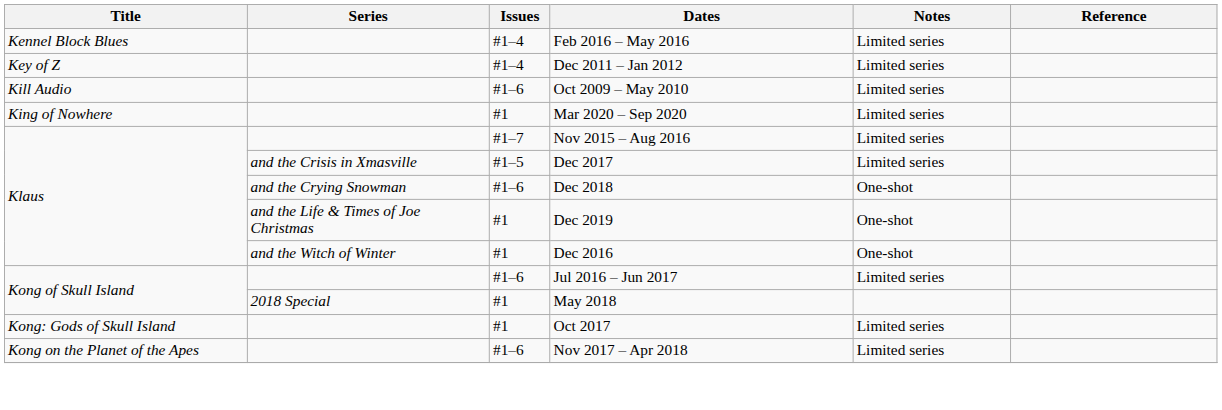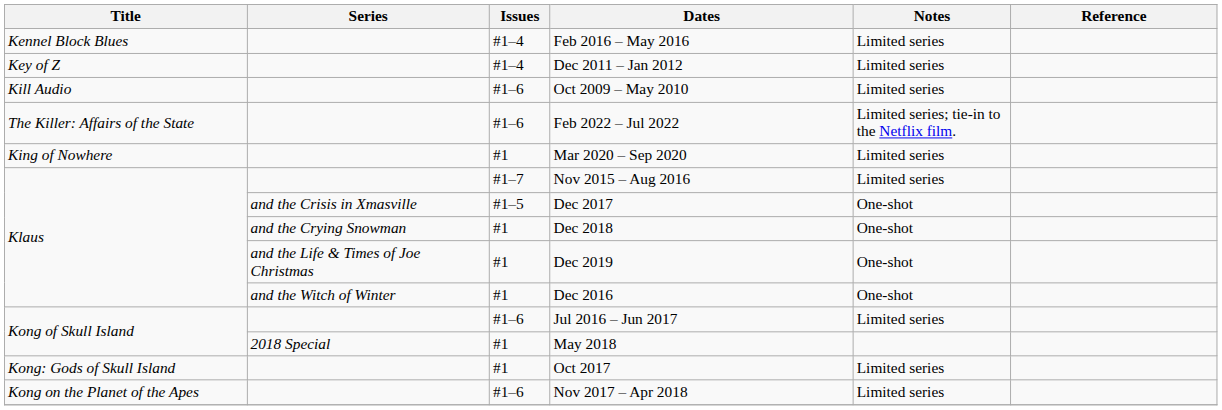+ row: (616, 122)
(900, 162) Limited series -> (885, 204) One-shot
(508, 187) #1–6 -> (501, 228) #1
